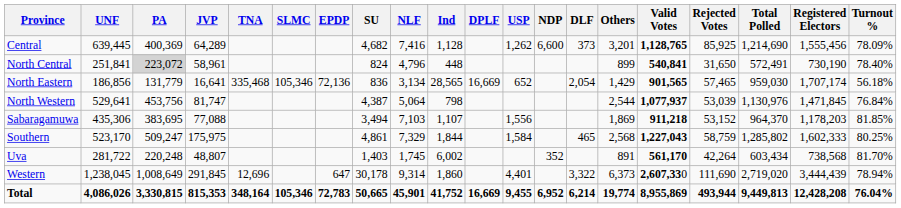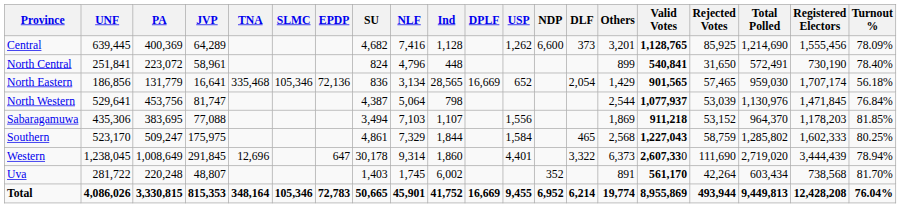(164, 63) lightgrey background -> (164, 63) no background
rows swapped: (17, 156) <-> (26, 175)
